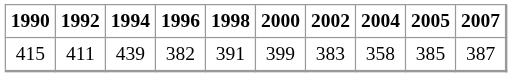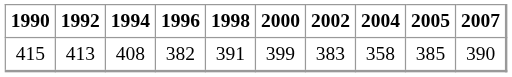(80, 53) 411 -> (80, 53) 413
(130, 53) 439 -> (130, 53) 408
(481, 53) 387 -> (481, 53) 390
